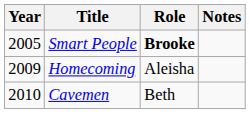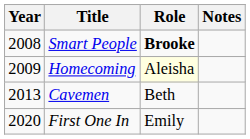(25, 43) 2005 -> (25, 43) 2008
(169, 69) no background -> (169, 69) lightyellow background
(25, 95) 2010 -> (25, 95) 2013
+ row: (89, 120)
